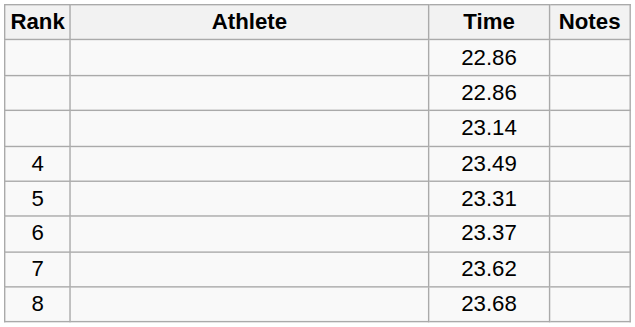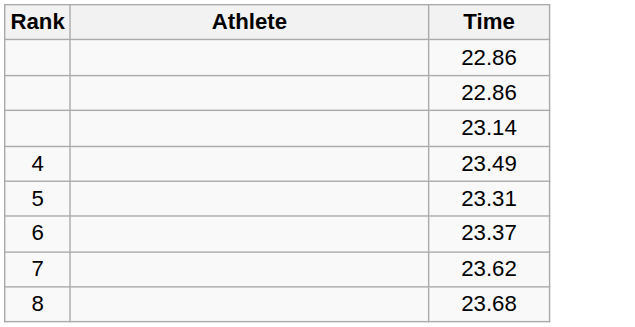- column: (590, 22)
